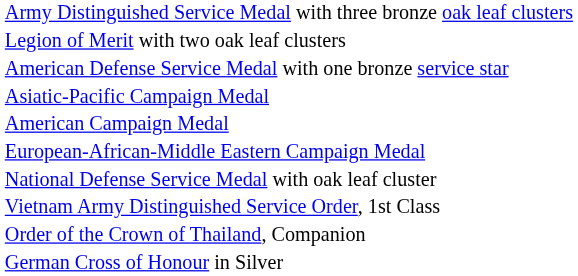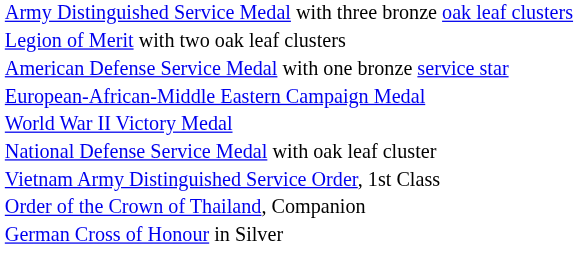- row: (137, 96)
- row: (117, 123)
+ row: (119, 123)
